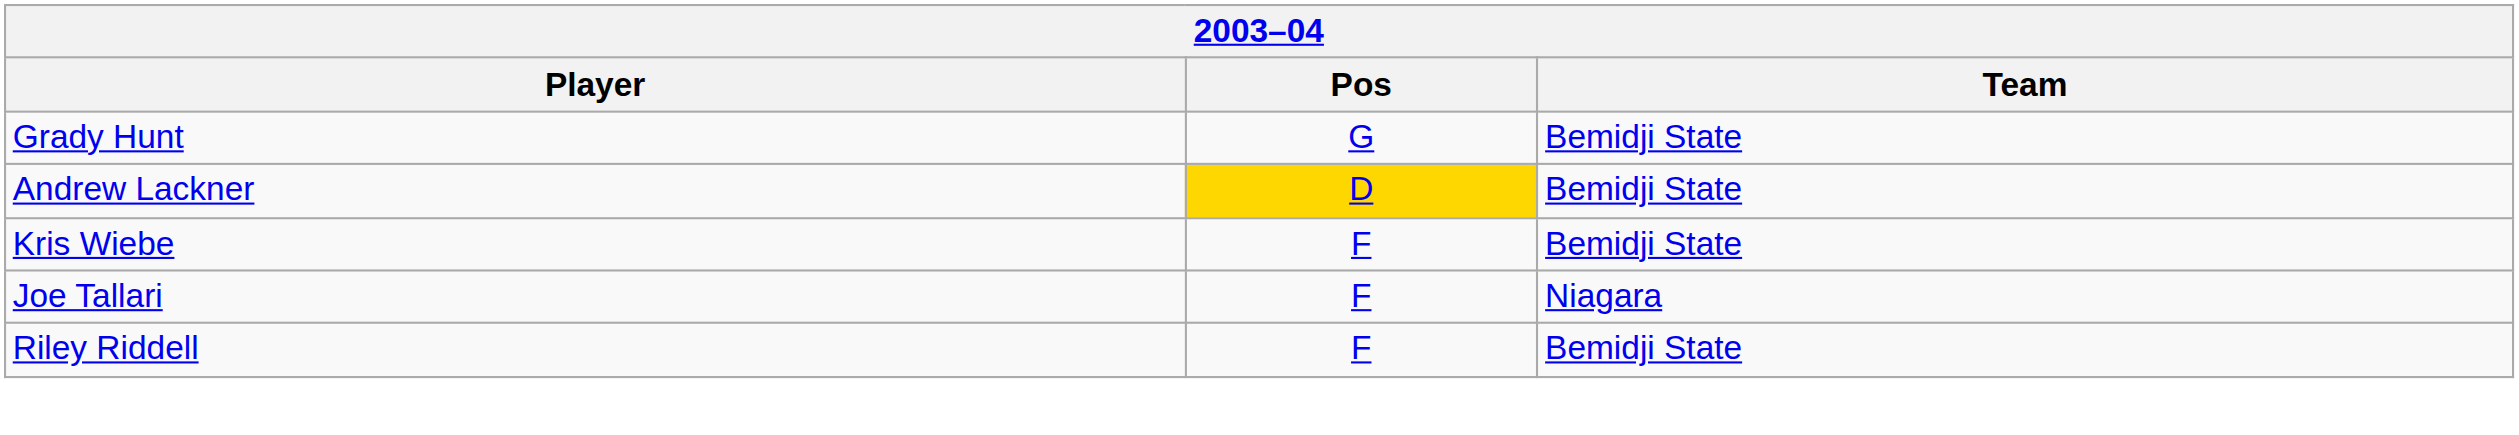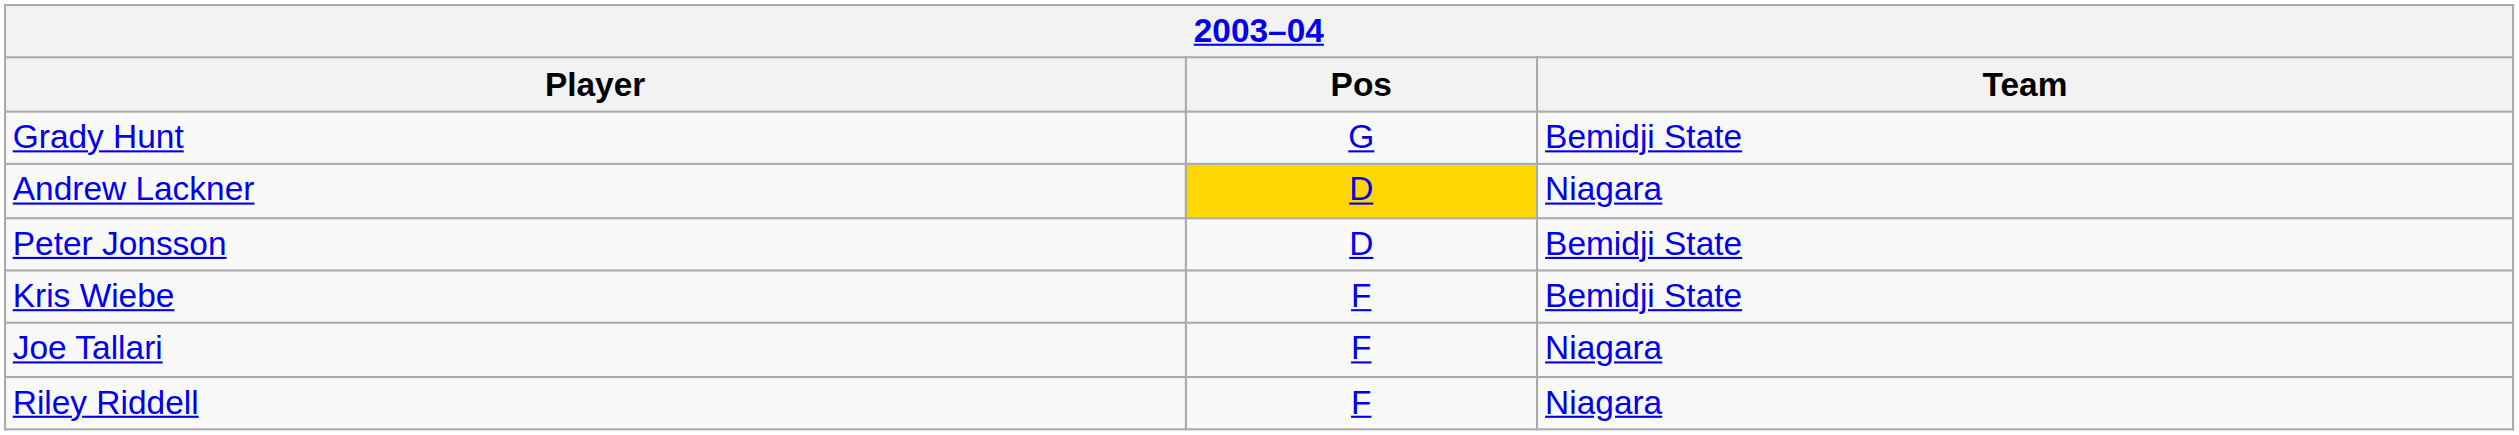(1644, 190) Bemidji State -> (1604, 190) Niagara
+ row: (120, 243)
(1644, 349) Bemidji State -> (1604, 402) Niagara
